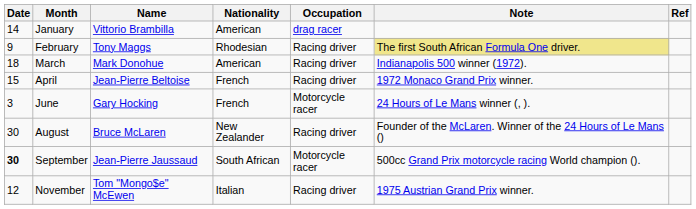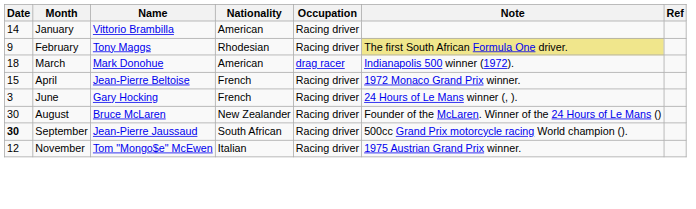(317, 29) drag racer -> (327, 29) Racing driver
(325, 63) Racing driver -> (320, 63) drag racer
(319, 103) Motorcycle racer -> (327, 97) Racing driver
(319, 161) Motorcycle racer -> (327, 131) Racing driver
